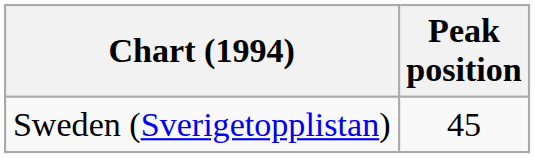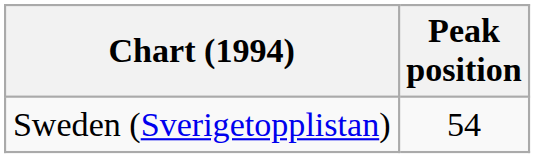(464, 123) 45 -> (464, 123) 54
